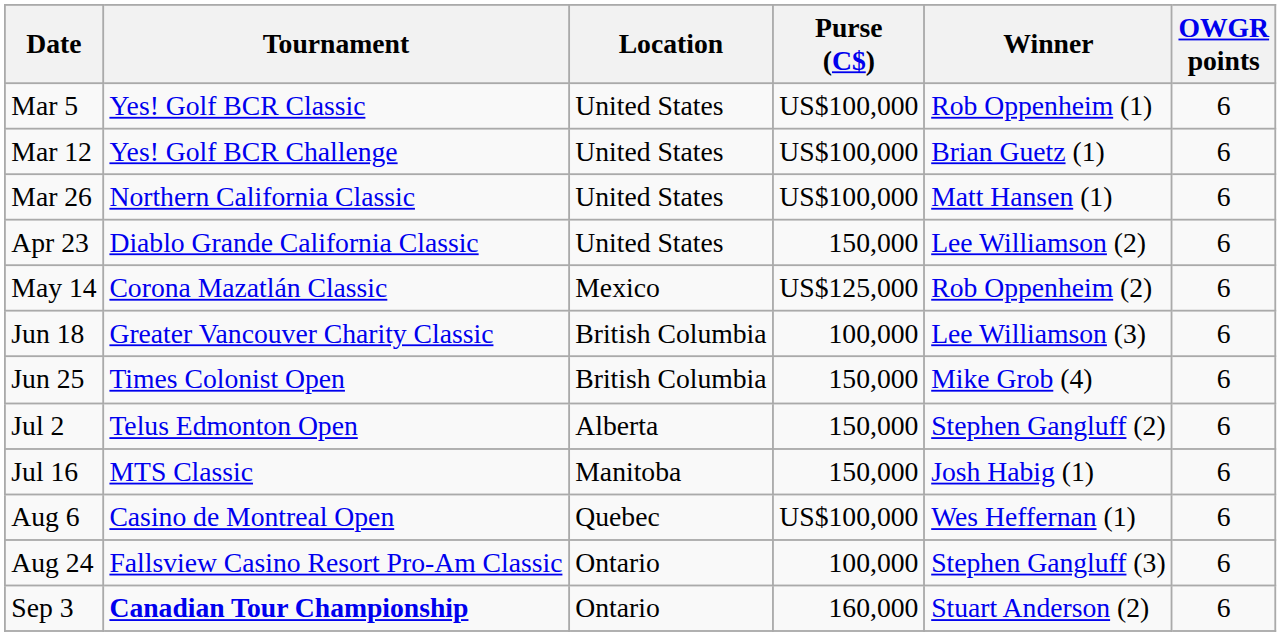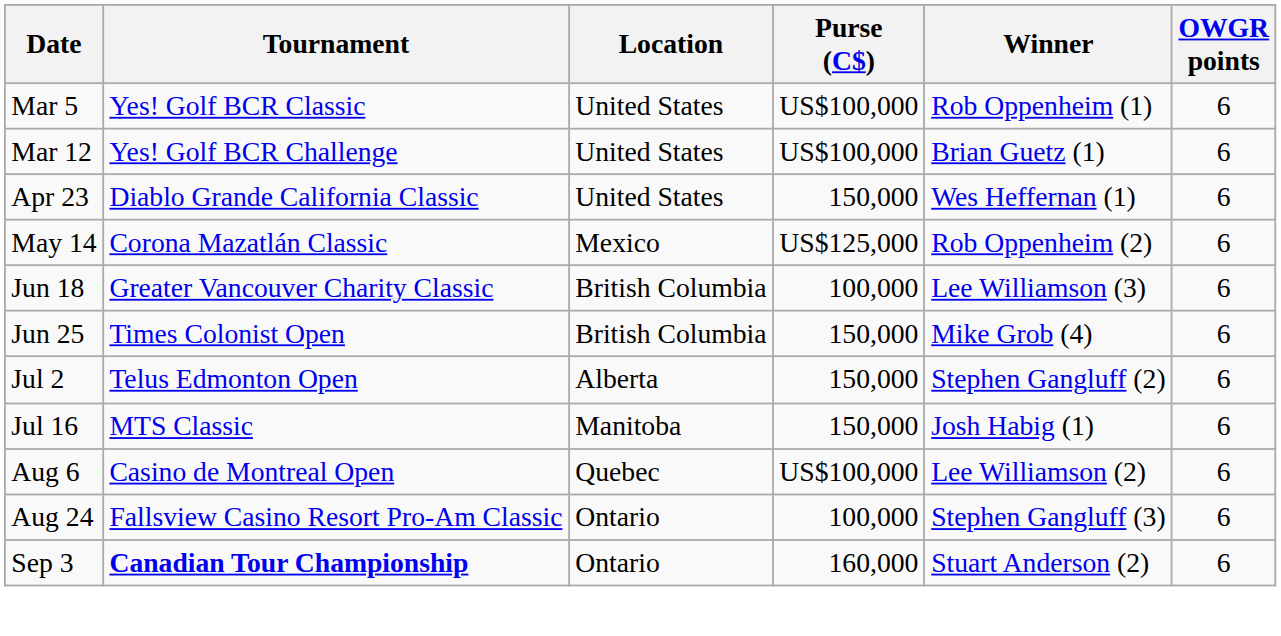- row: (52, 197)
(1039, 242) Lee Williamson (2) -> (1033, 197) Wes Heffernan (1)
(1033, 516) Wes Heffernan (1) -> (1039, 470) Lee Williamson (2)
